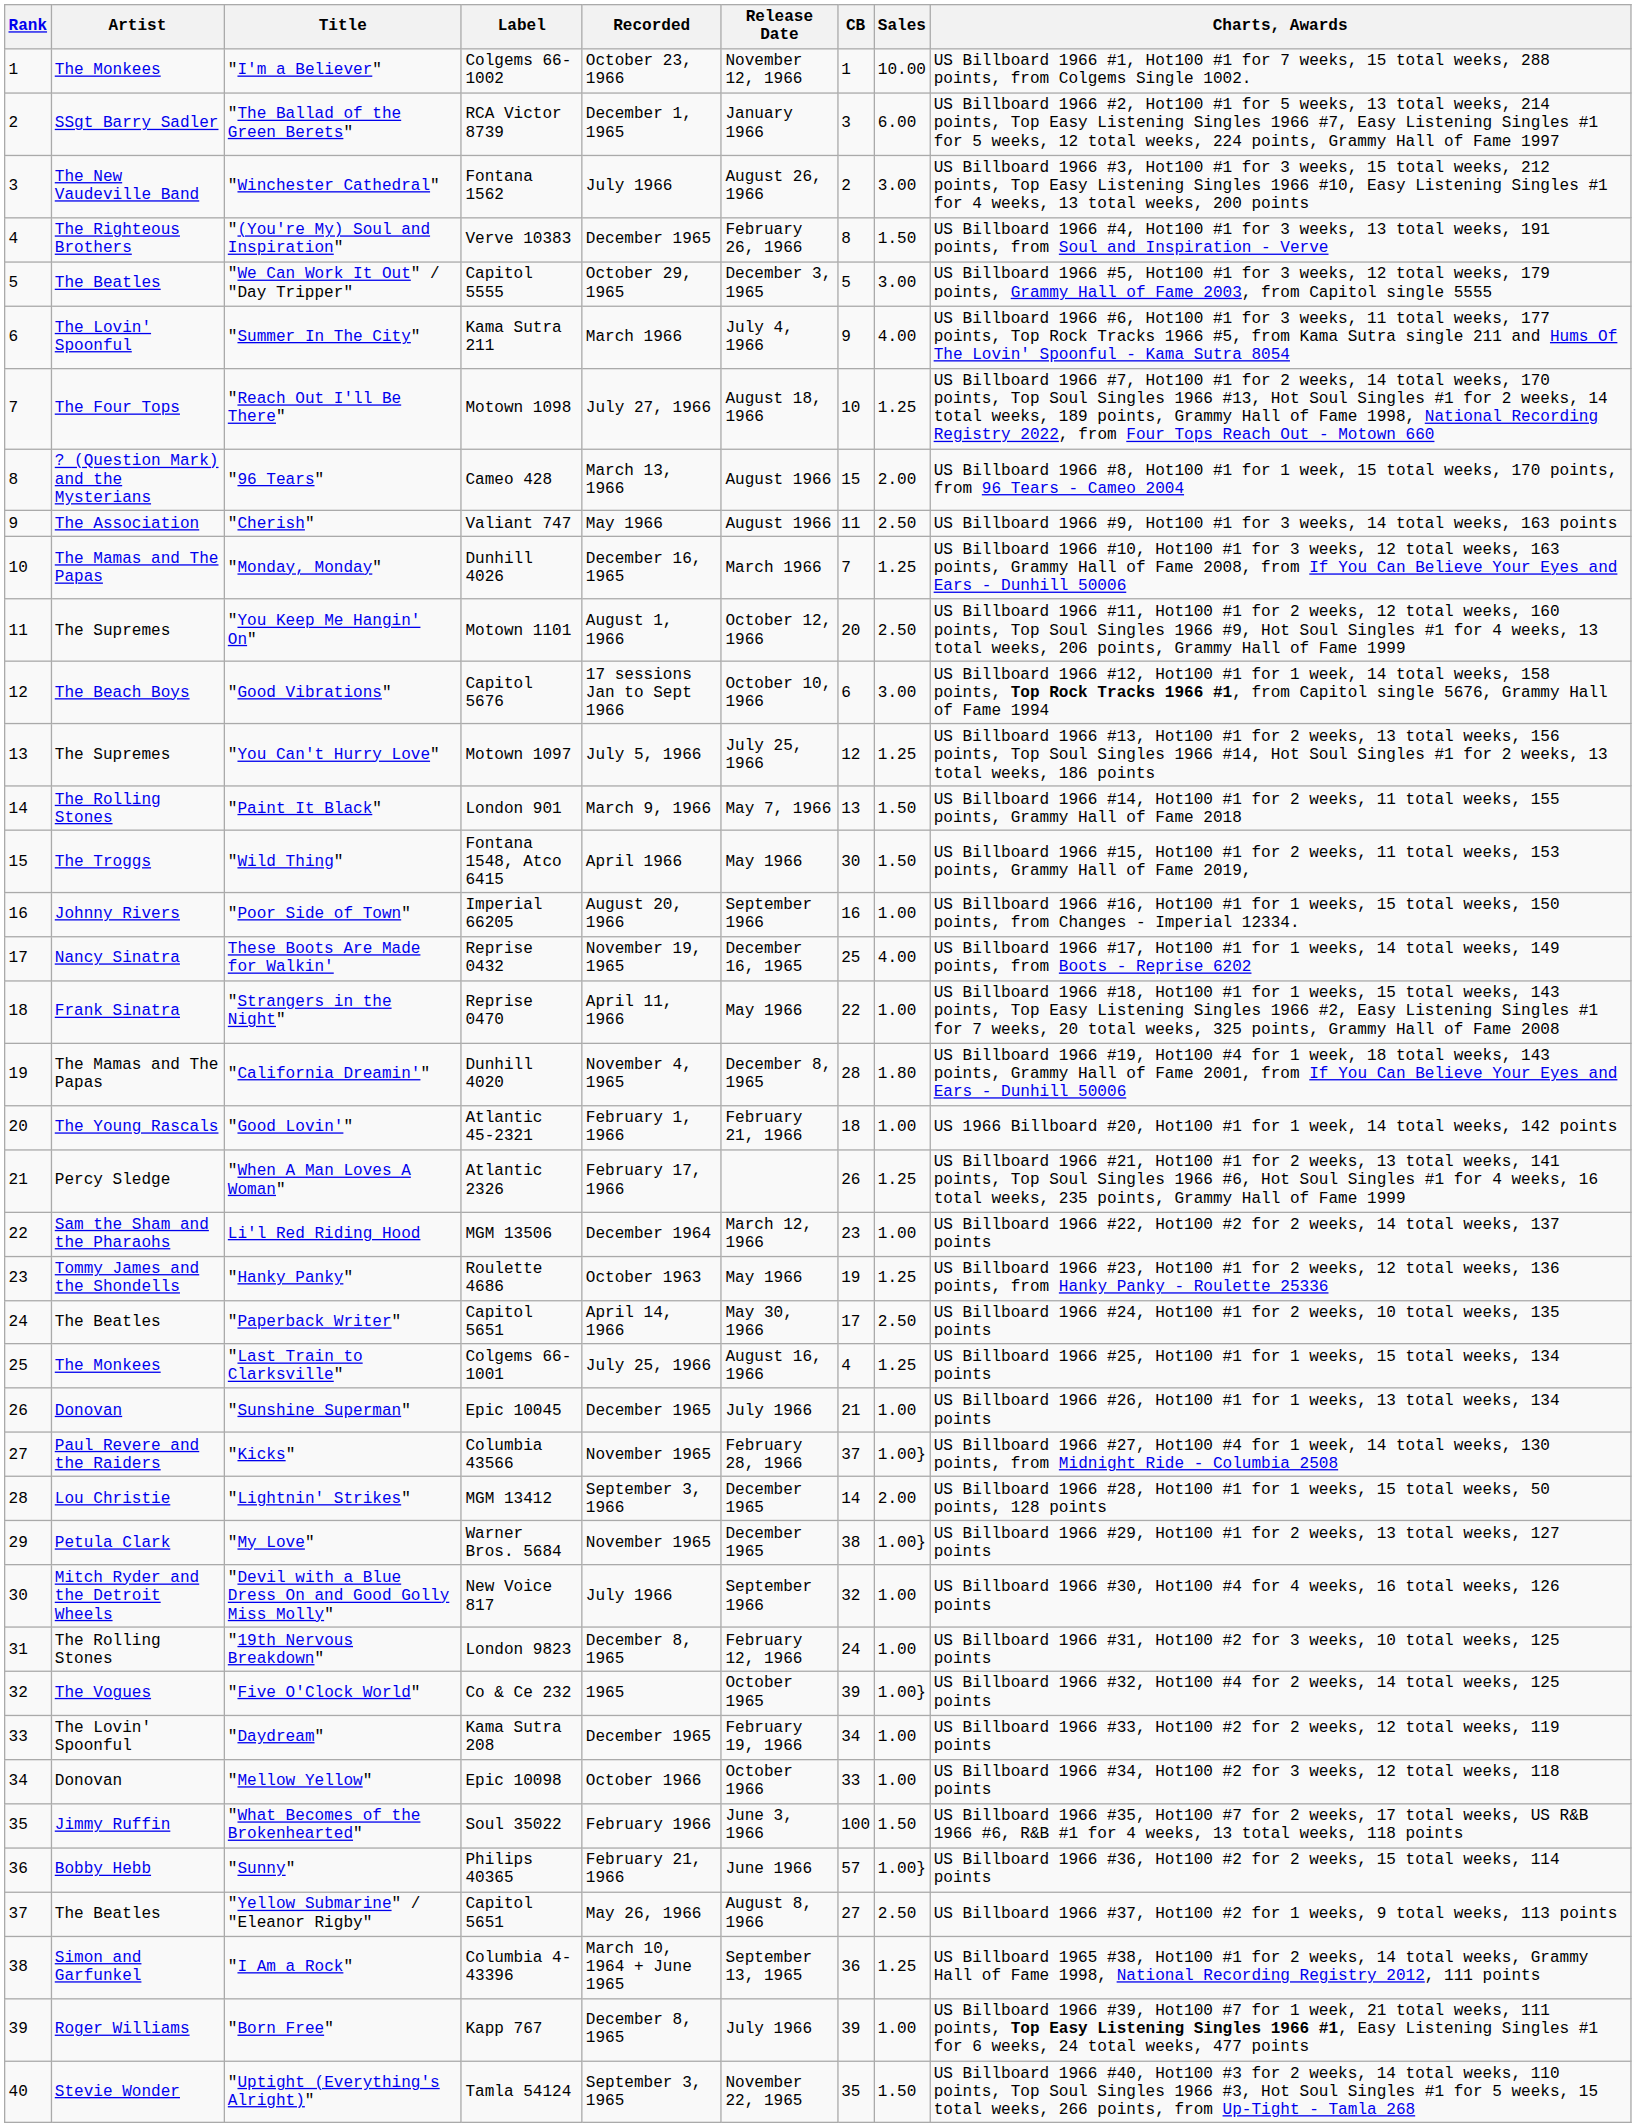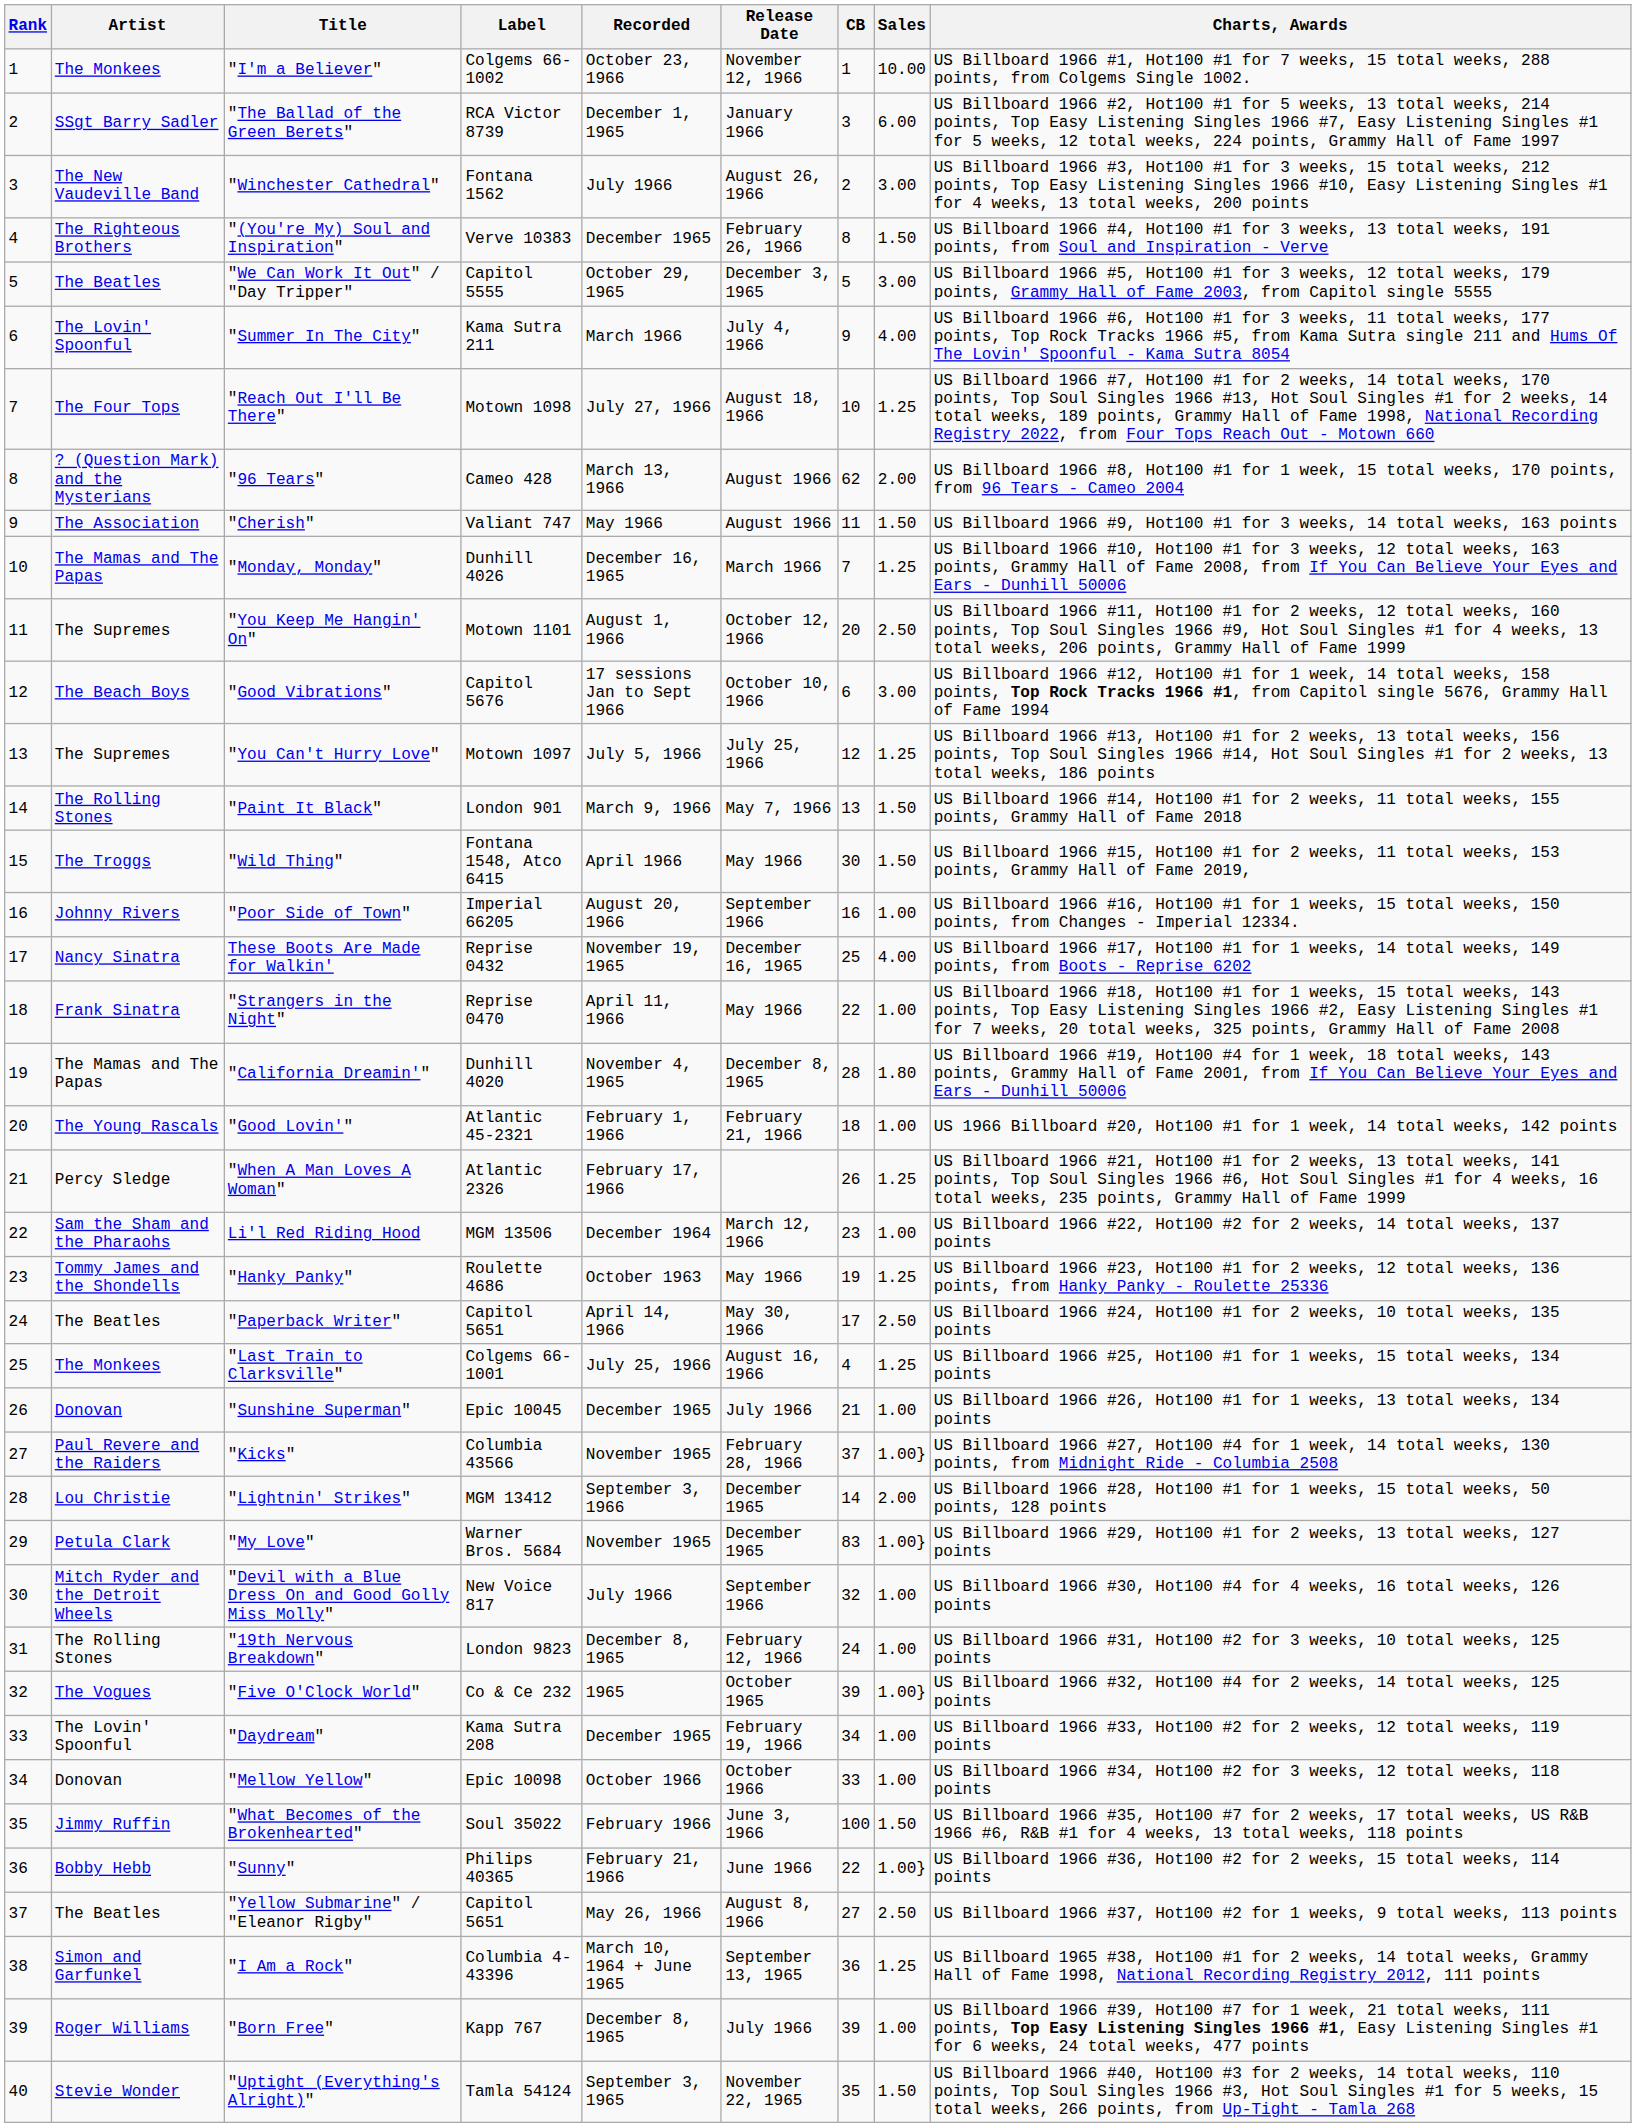(851, 480) 15 -> (851, 480) 62
(897, 524) 2.50 -> (897, 524) 1.50
(851, 1543) 38 -> (851, 1543) 83
(851, 1870) 57 -> (851, 1870) 22
